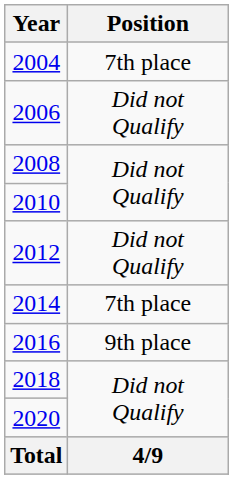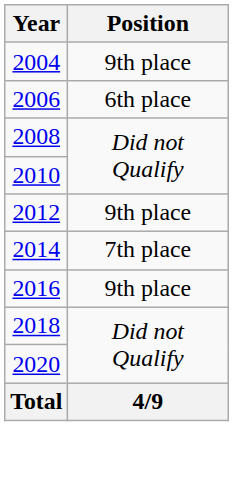(148, 61) 7th place -> (148, 61) 9th place
(148, 112) Did not Qualify -> (148, 99) 6th place
(148, 252) Did not Qualify -> (148, 212) 9th place
